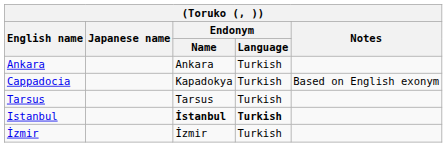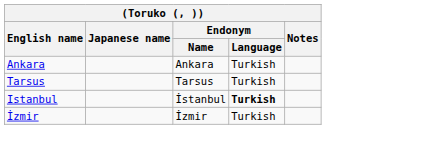- row: (39, 82)
(201, 116) bold -> (201, 99) normal
